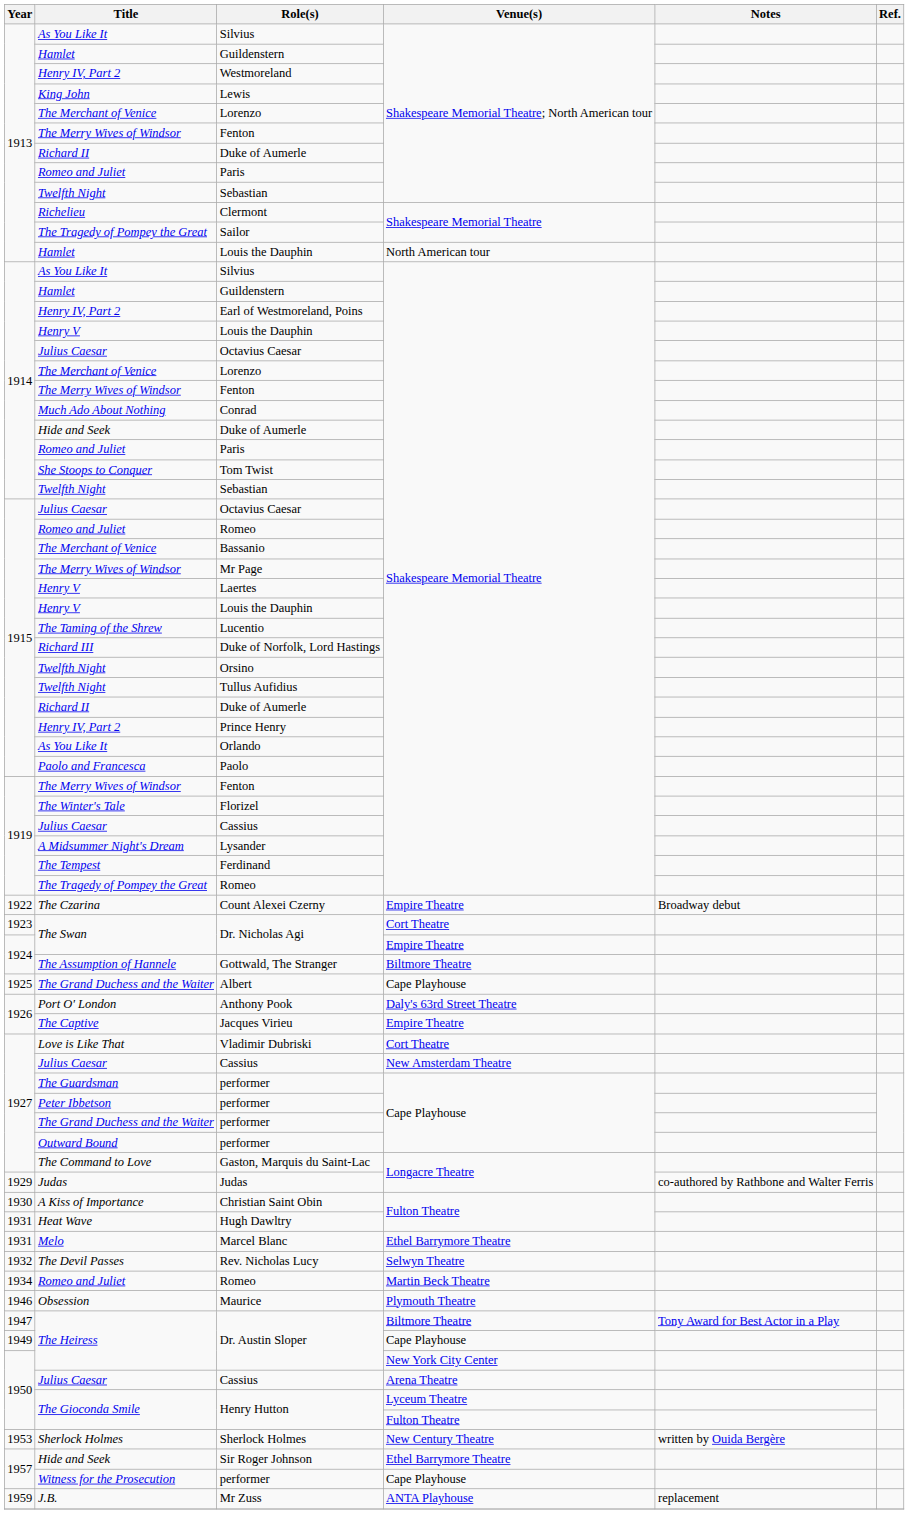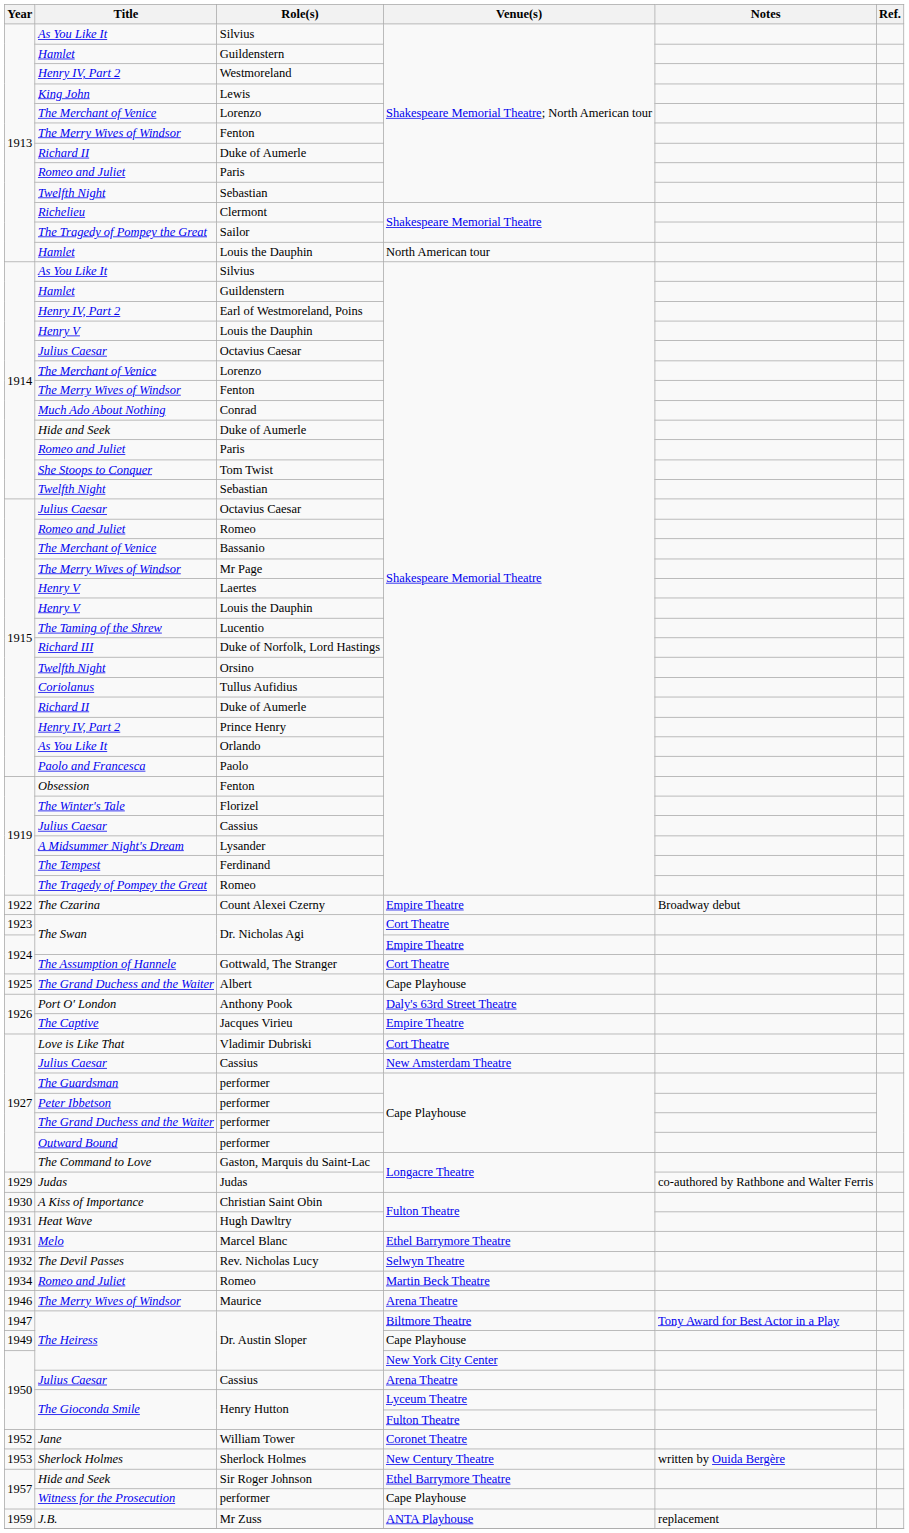(72, 687) Twelfth Night -> (66, 687) Coriolanus
(109, 786) The Merry Wives of Windsor -> (64, 786) Obsession
(429, 964) Biltmore Theatre -> (418, 964) Cort Theatre
(64, 1300) Obsession -> (109, 1300) The Merry Wives of Windsor
(431, 1300) Plymouth Theatre -> (422, 1300) Arena Theatre
+ row: (20, 1439)
